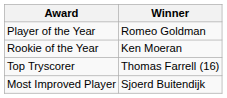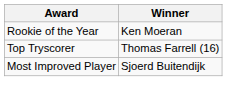- row: (51, 31)
